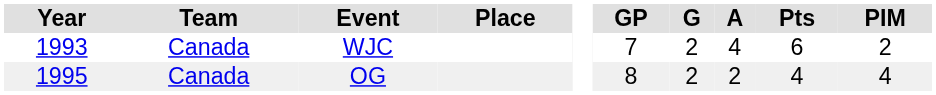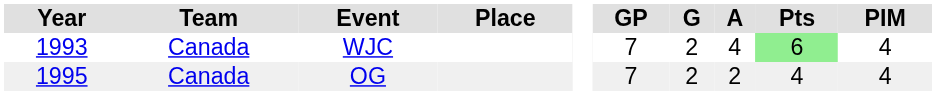(797, 47) no background -> (797, 47) lightgreen background
(885, 47) 2 -> (885, 47) 4
(631, 76) 8 -> (631, 76) 7
